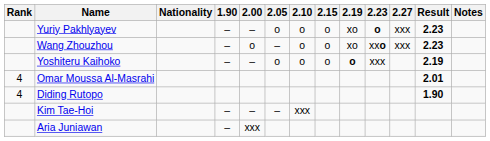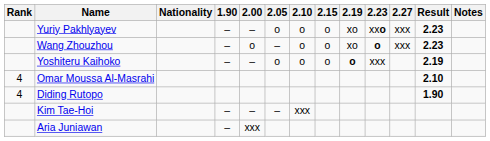(377, 29) o -> (377, 29) xxo
(377, 45) xxo -> (377, 45) o
(433, 78) 2.01 -> (433, 78) 2.10
